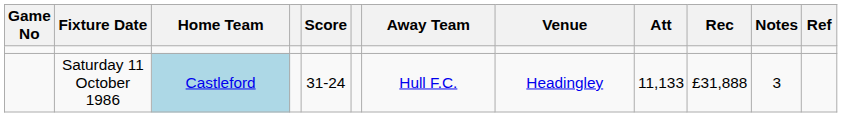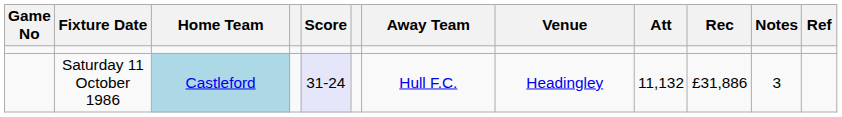(326, 82) no background -> (326, 82) lavender background
(661, 82) 11,133 -> (661, 82) 11,132
(720, 82) £31,888 -> (720, 82) £31,886
